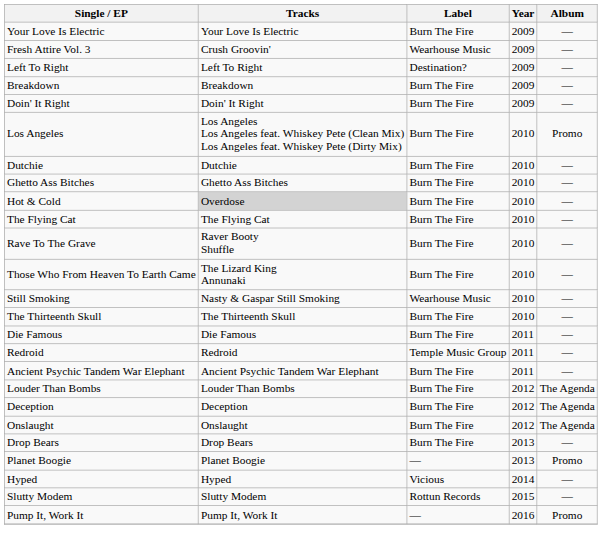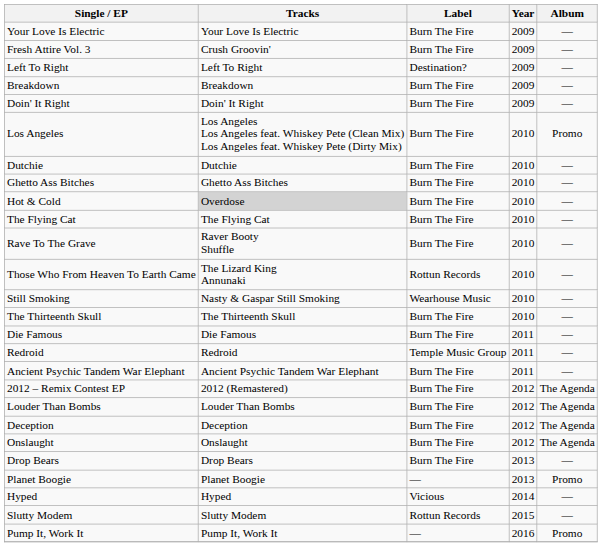(450, 49) Wearhouse Music -> (442, 49) Burn The Fire
(442, 274) Burn The Fire -> (445, 274) Rottun Records
+ row: (66, 388)
